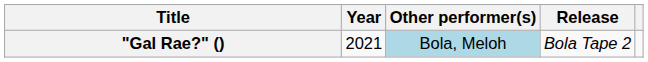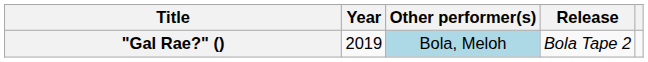(364, 43) 2021 -> (364, 43) 2019
